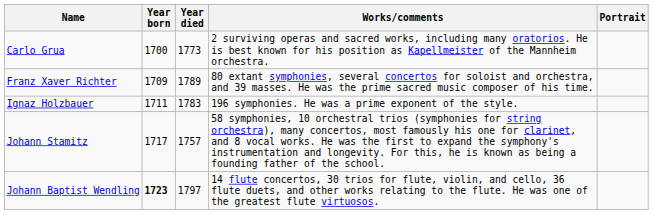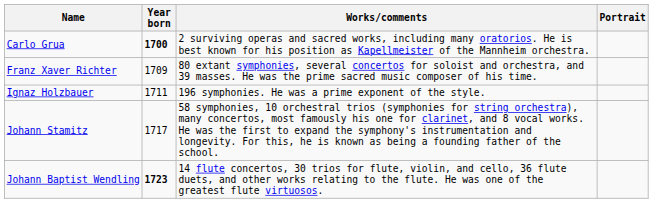- column: (192, 18)
(156, 50) normal -> (156, 45) bold
